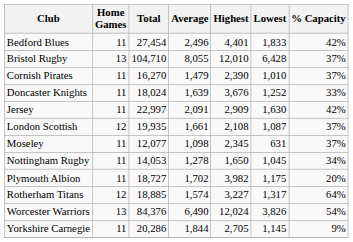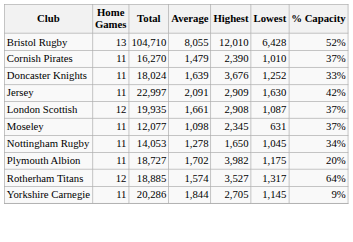- row: (38, 42)
(336, 59) 37% -> (336, 42) 52%
(237, 127) 2,108 -> (237, 110) 2,908
(237, 195) 3,227 -> (237, 178) 3,527
- row: (48, 212)
